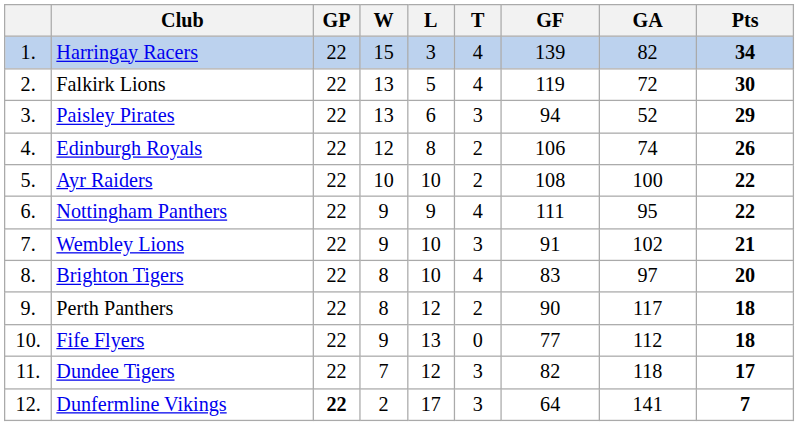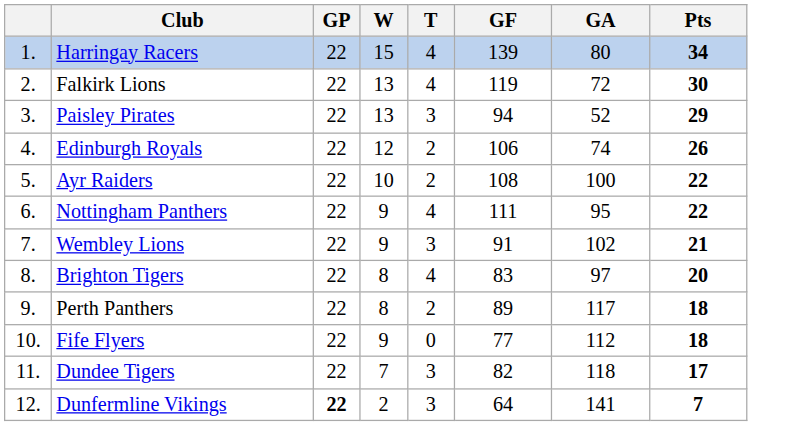- column: (431, 20)
(648, 52) 82 -> (601, 52) 80
(550, 308) 90 -> (503, 308) 89
